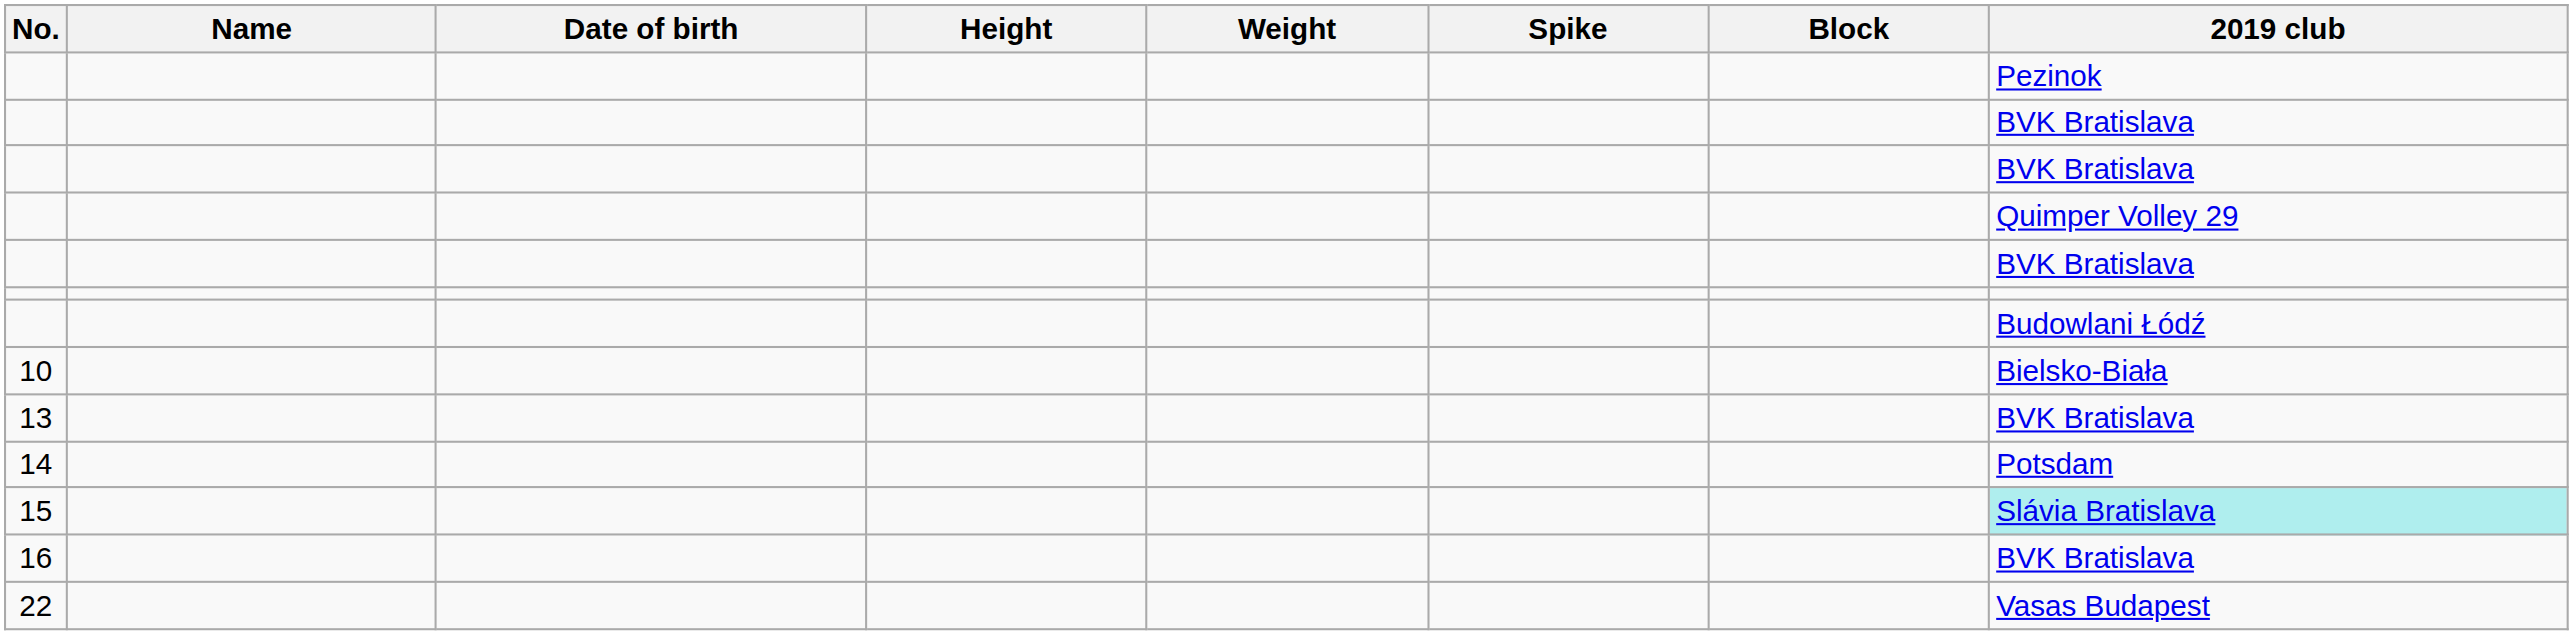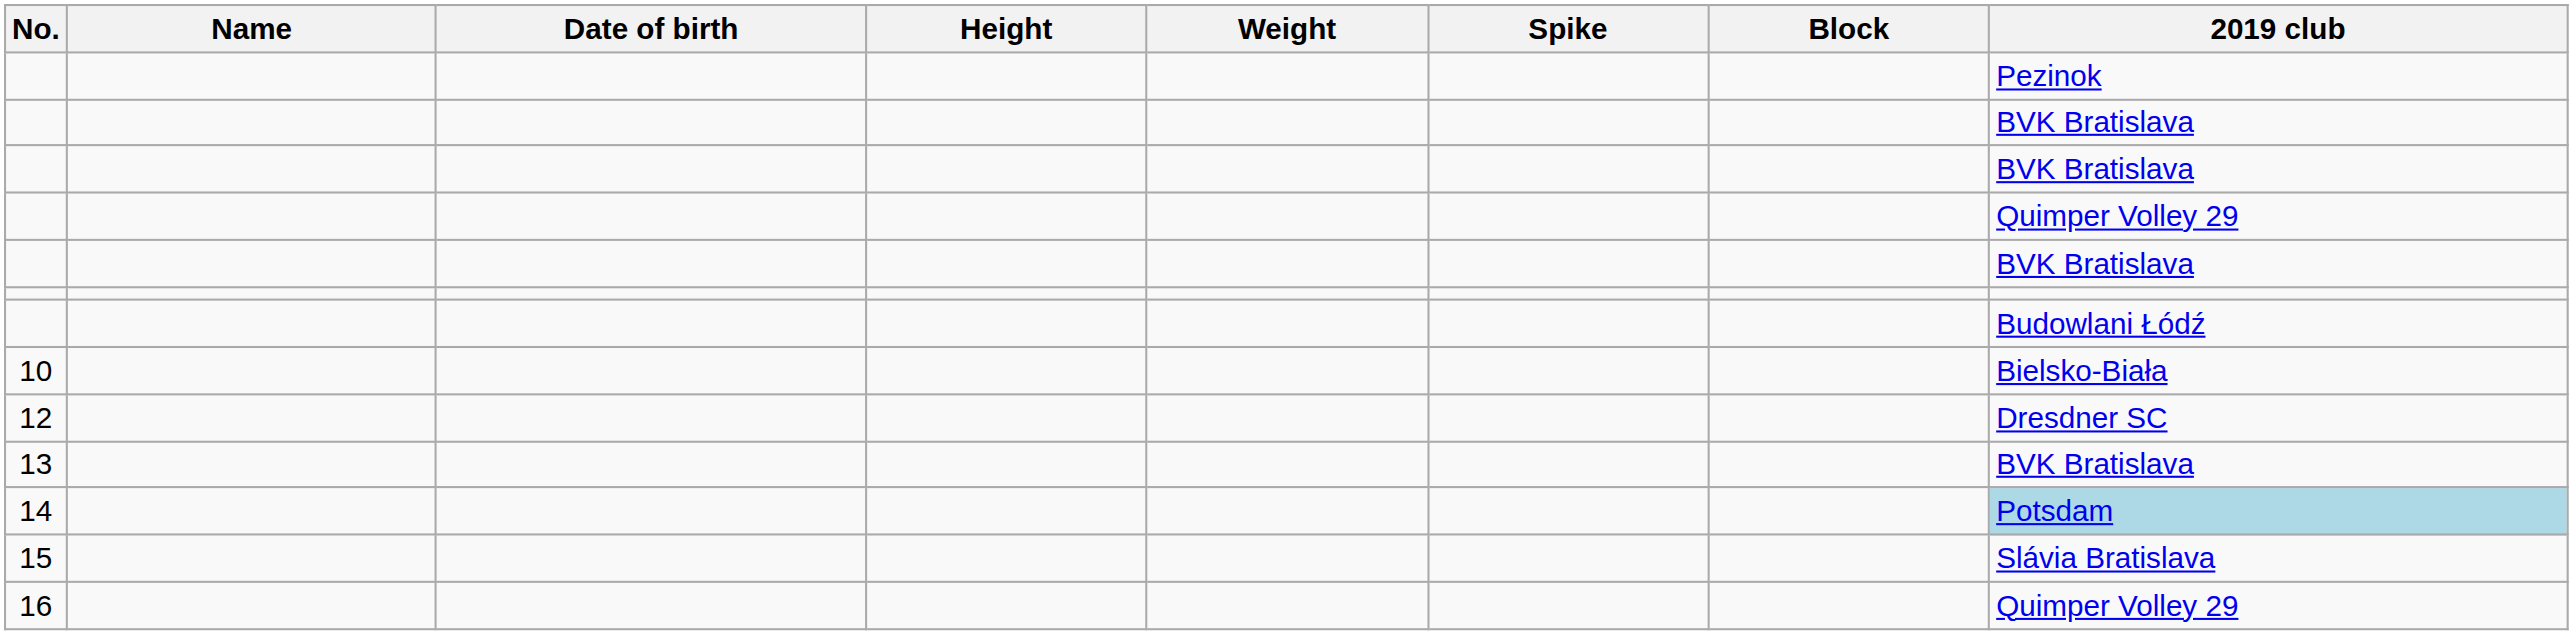+ row: (36, 418)
(2055, 465) no background -> (2055, 511) lightblue background
(2106, 511) paleturquoise background -> (2106, 558) no background
(2095, 558) BVK Bratislava -> (2117, 605) Quimper Volley 29
- row: (36, 605)
